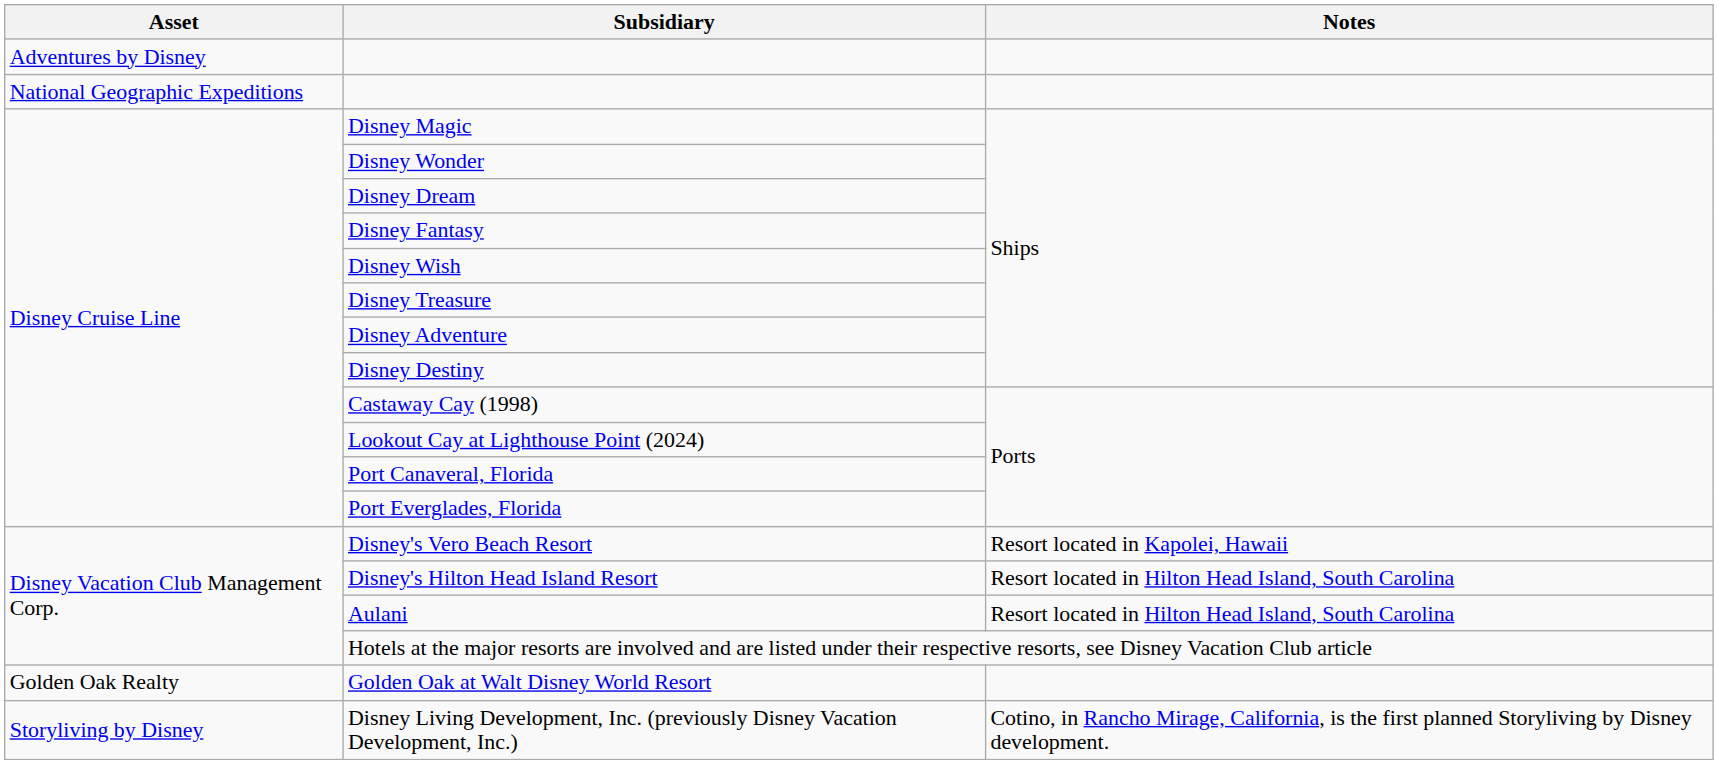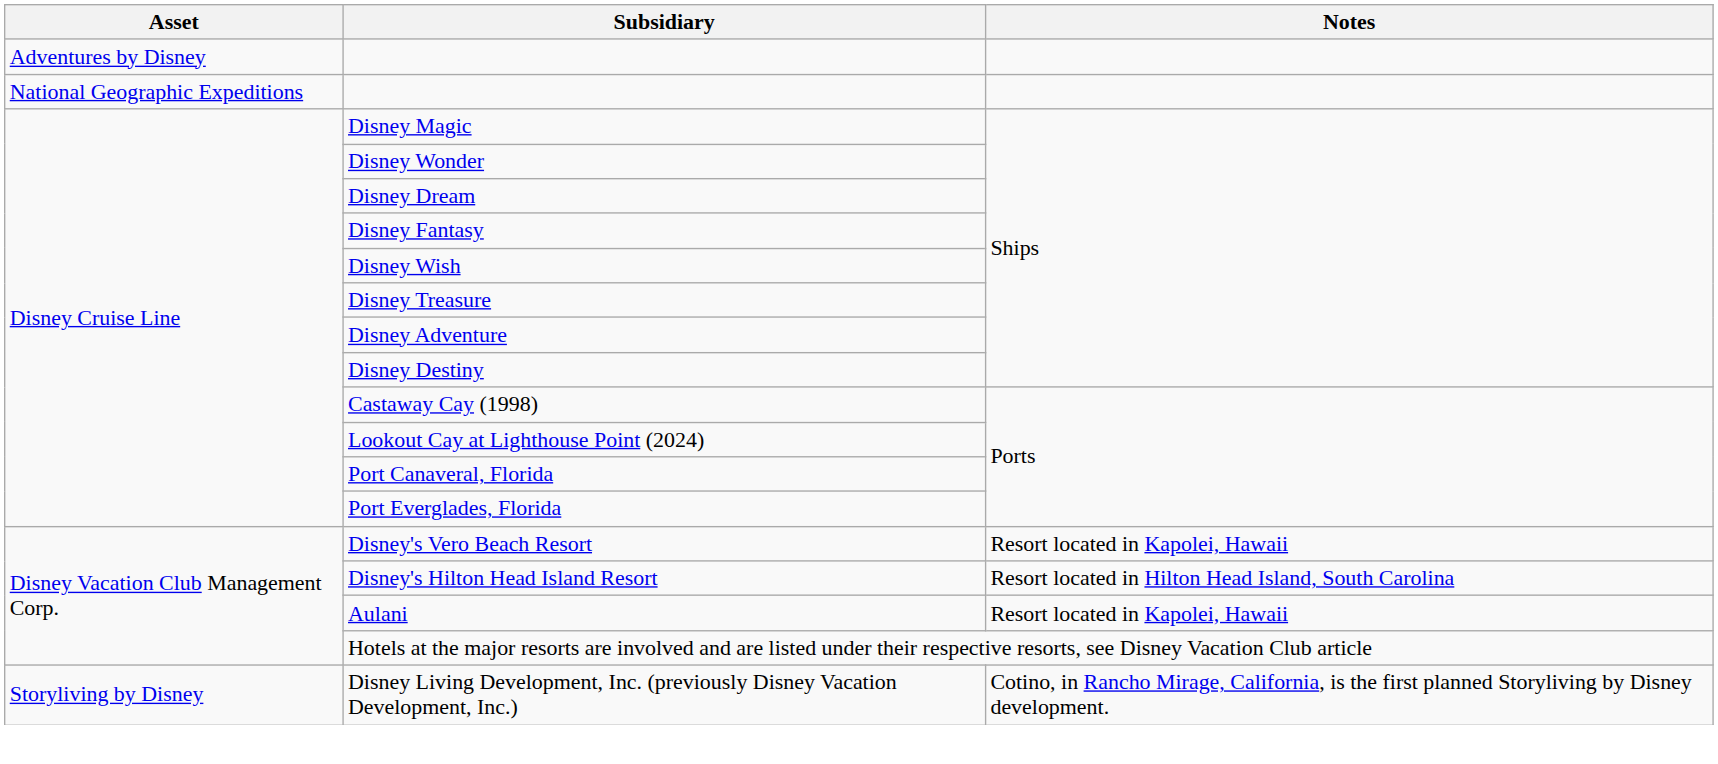(1222, 612) Resort located in Hilton Head Island, South Carolina -> (1139, 612) Resort located in Kapolei, Hawaii
- row: (94, 682)
